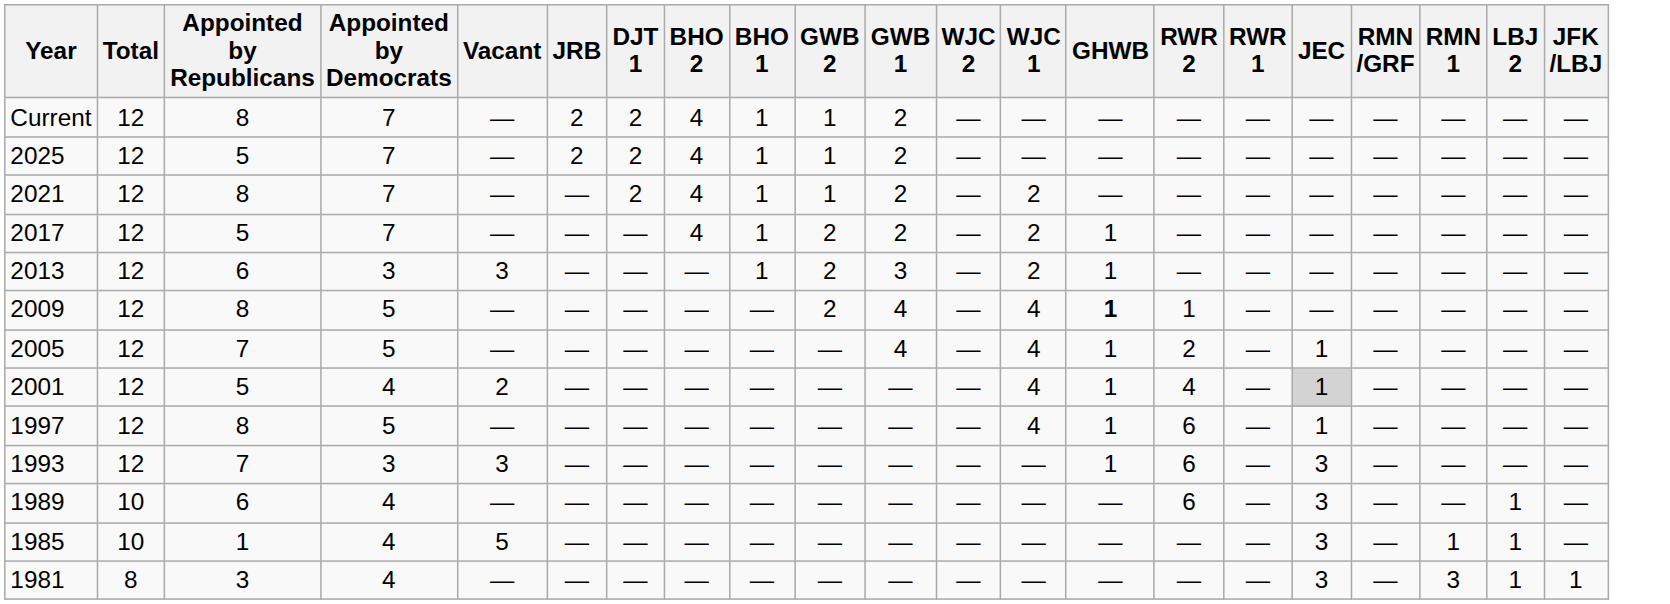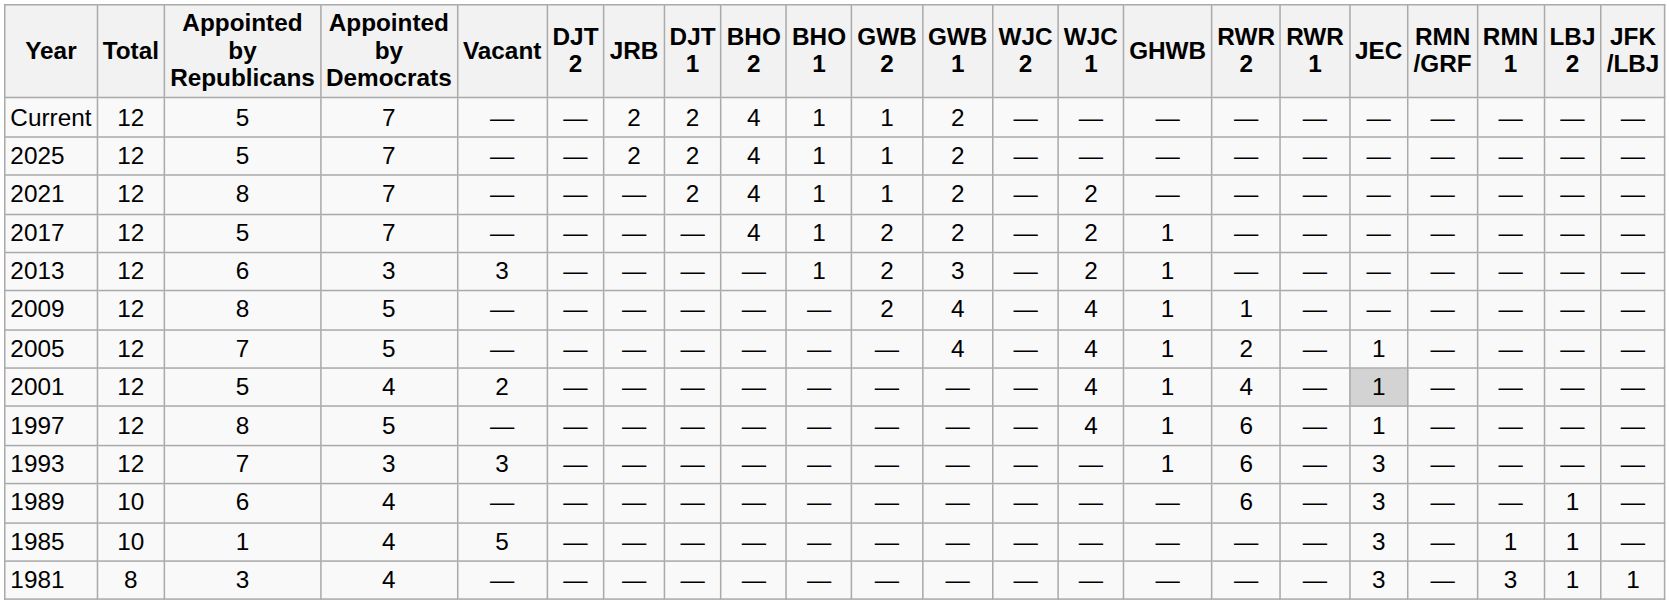+ column: (576, 51)
(242, 117) 8 -> (242, 117) 5
(1110, 309) bold -> (1168, 309) normal
